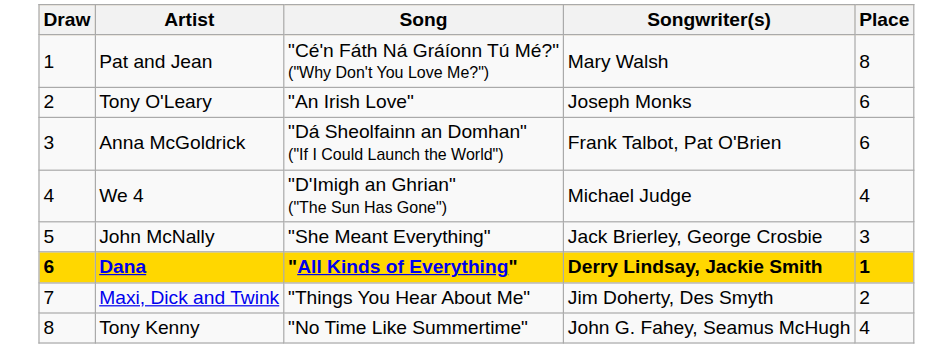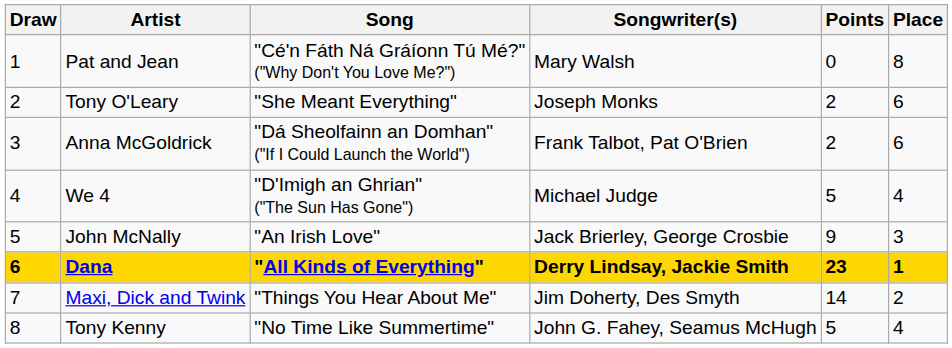+ column: (855, 19)
(351, 102) "An Irish Love" -> (356, 102) "She Meant Everything"
(389, 236) "She Meant Everything" -> (317, 236) "An Irish Love"
